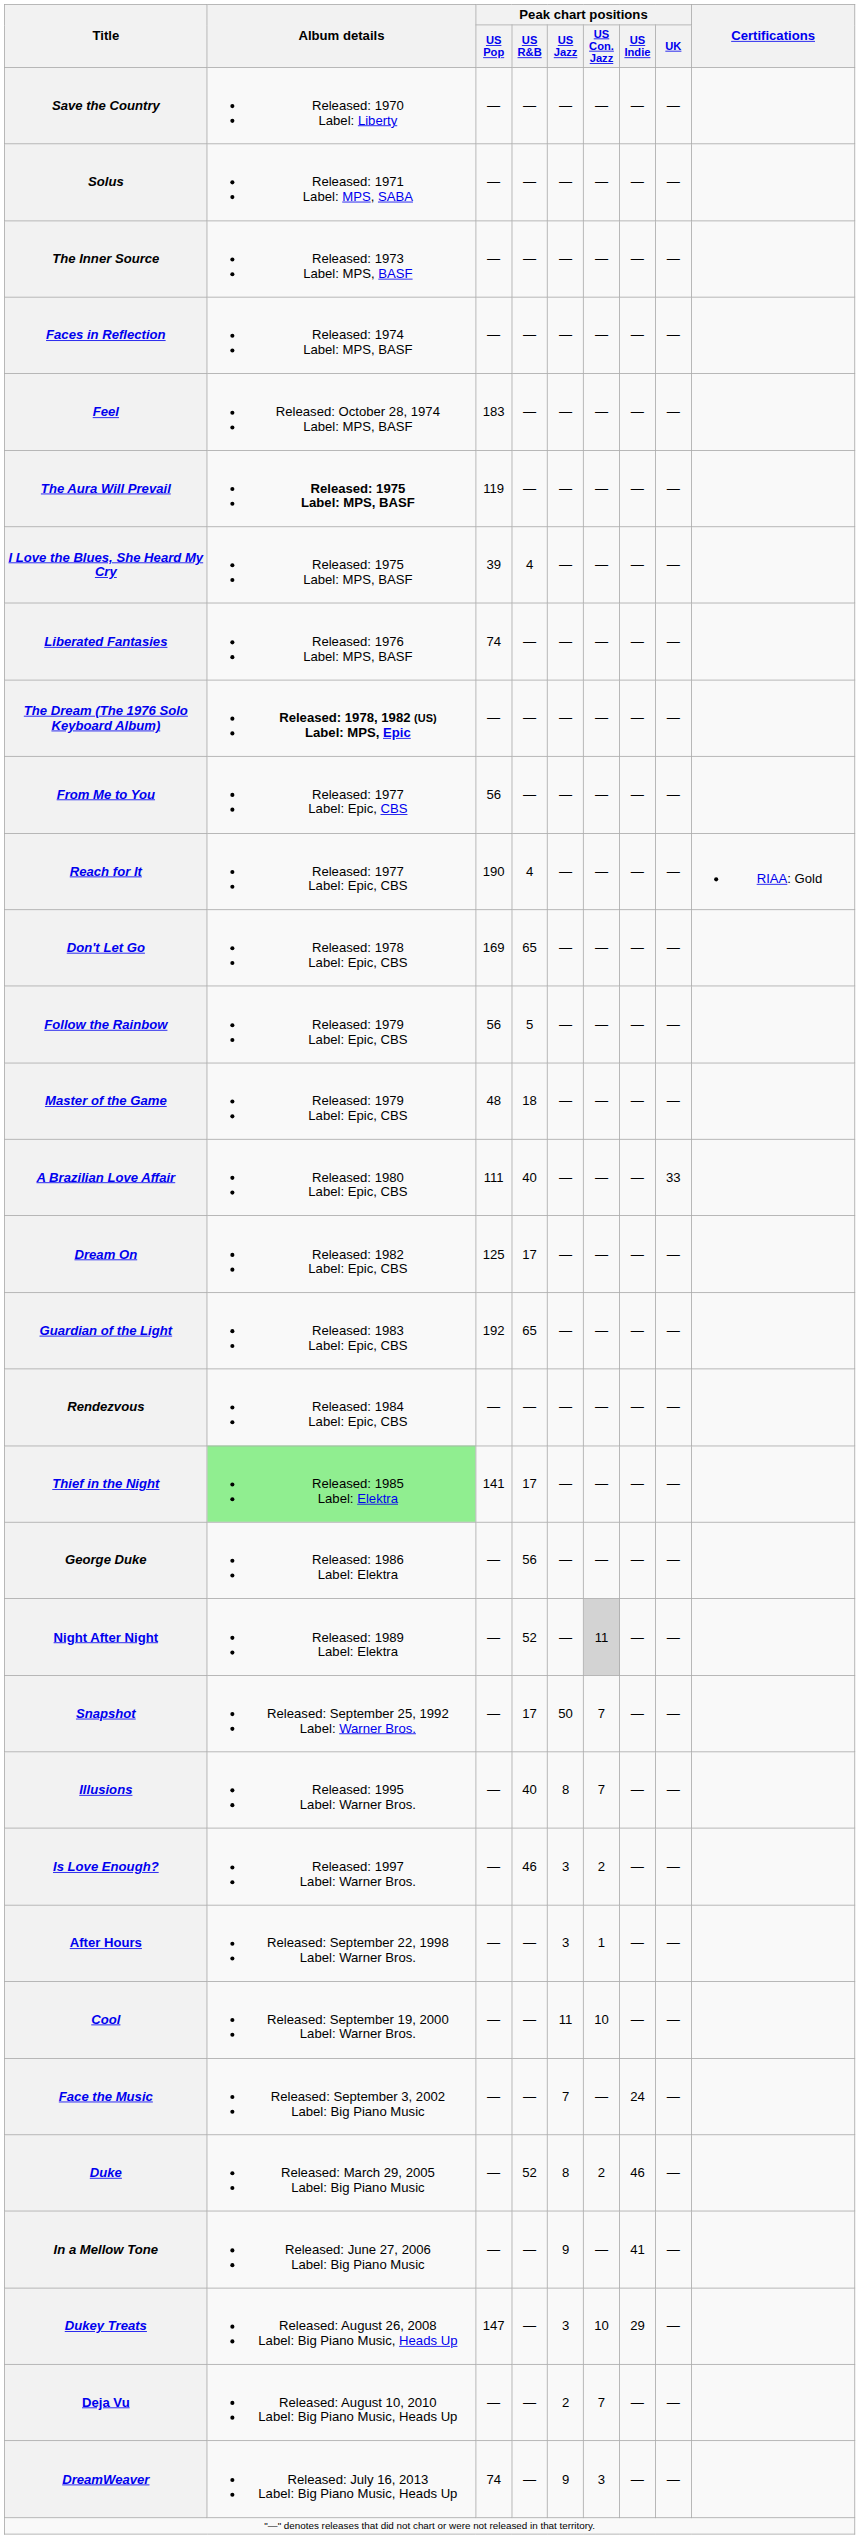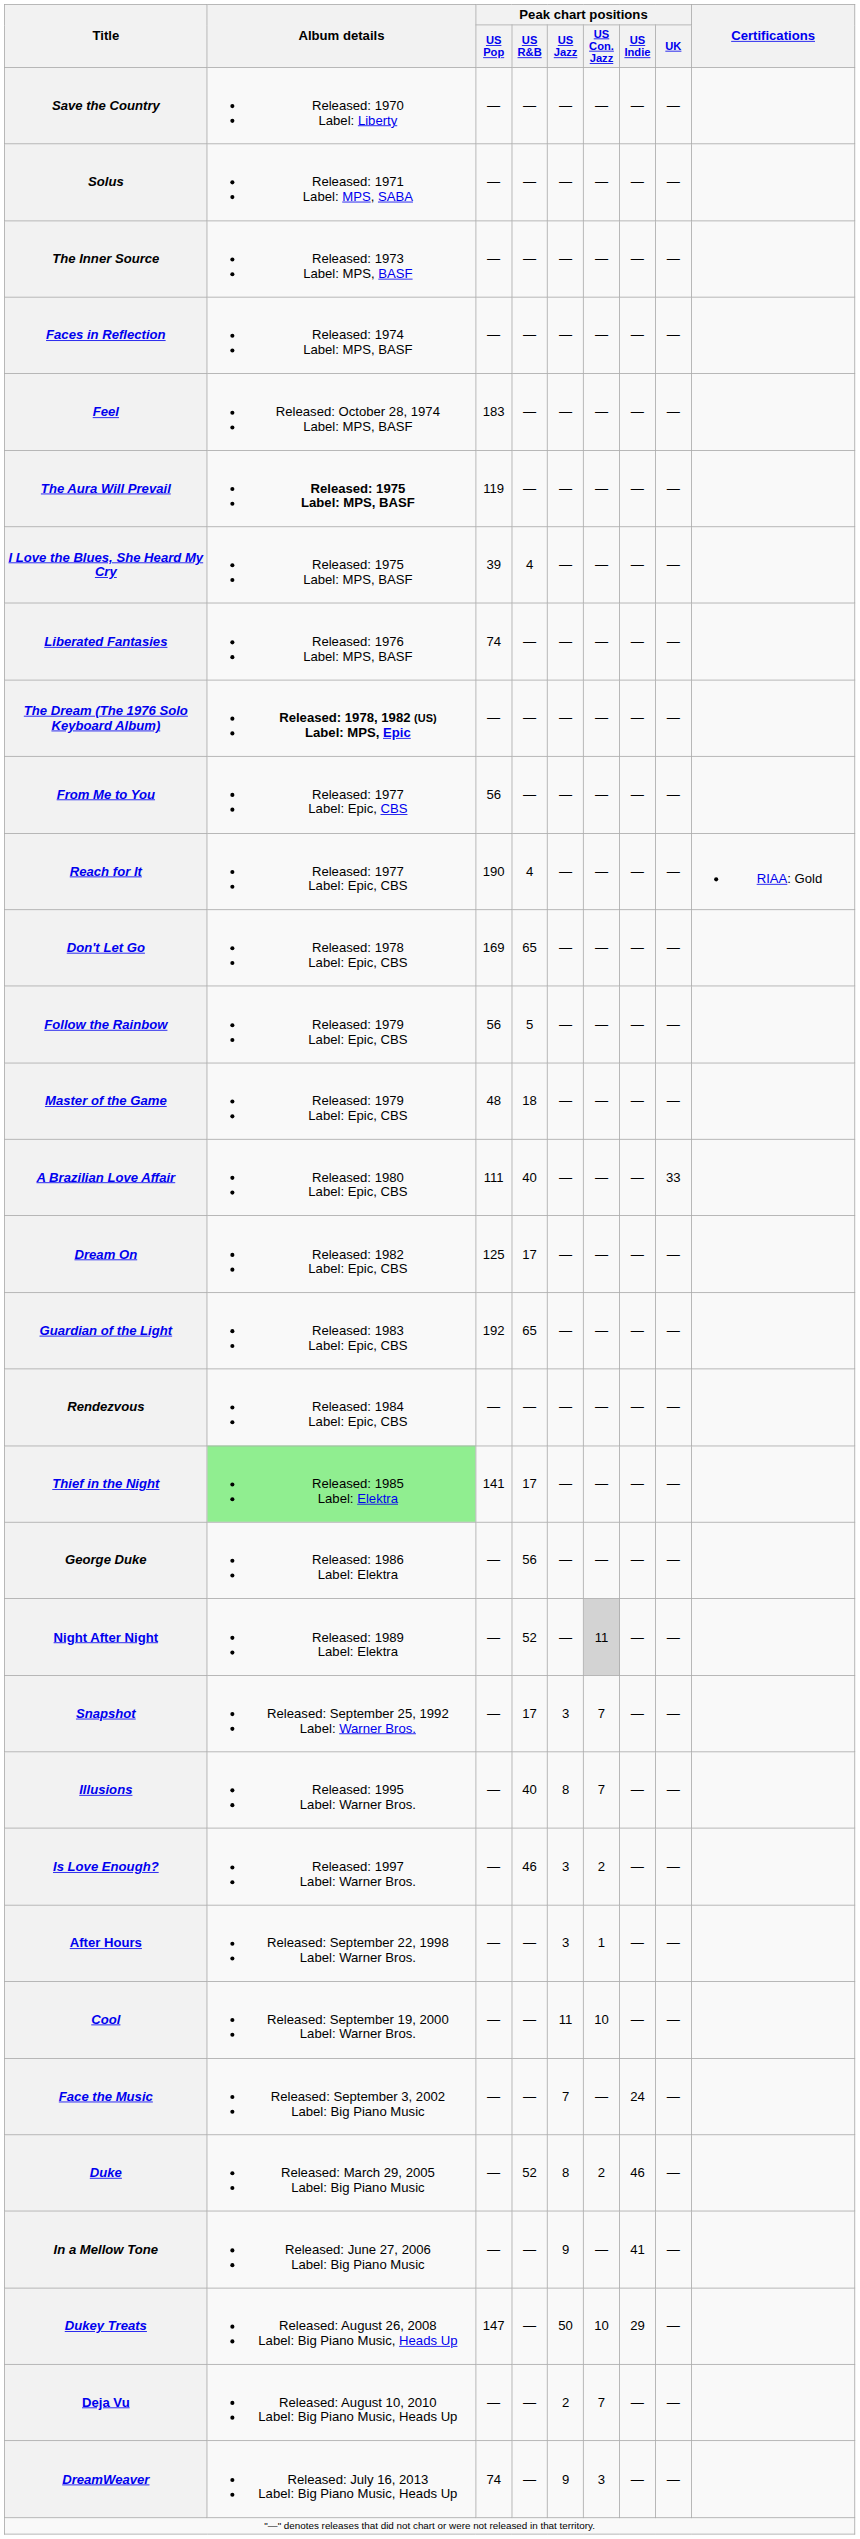(566, 1713) 50 -> (566, 1713) 3
(566, 2326) 3 -> (566, 2326) 50
